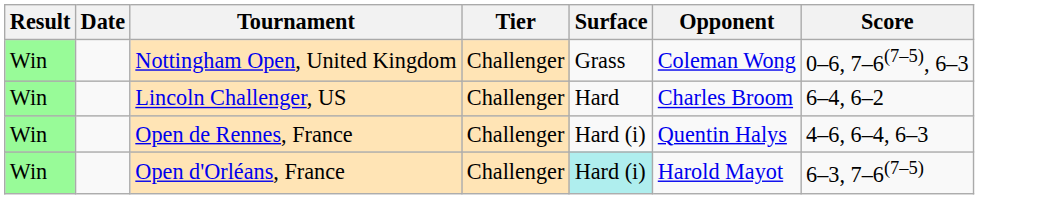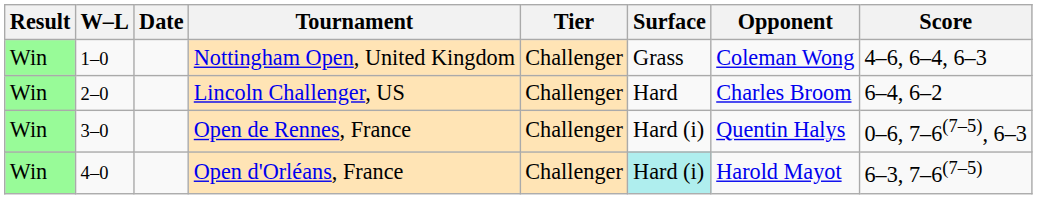+ column: (105, 22)
(887, 60) 0–6, 7–6(7–5), 6–3 -> (926, 57) 4–6, 6–4, 6–3
(867, 133) 4–6, 6–4, 6–3 -> (946, 130) 0–6, 7–6(7–5), 6–3
